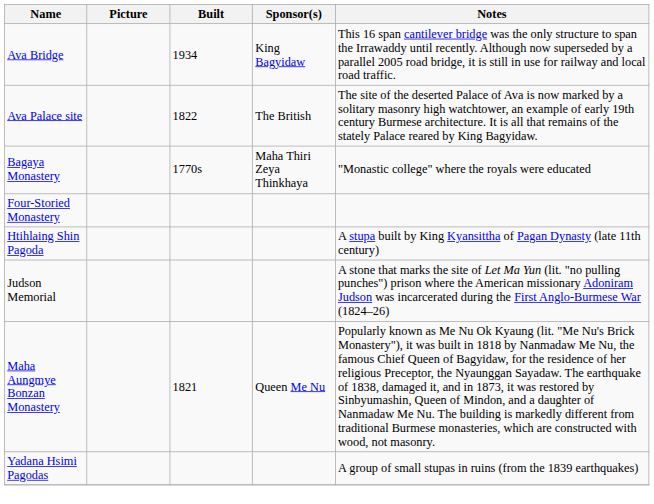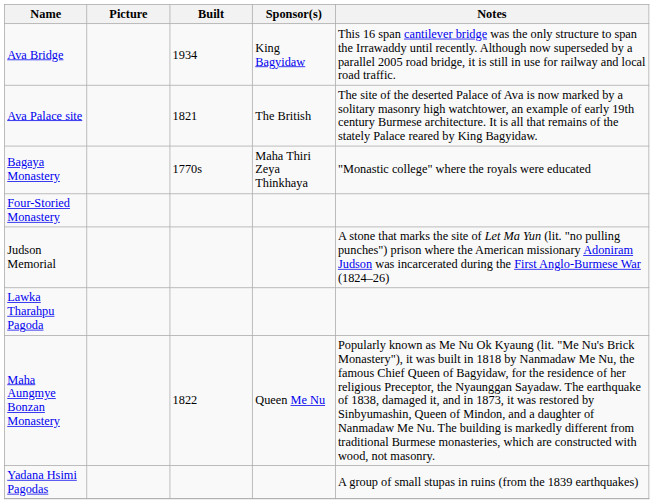(185, 115) 1822 -> (185, 115) 1821
- row: (43, 243)
+ row: (31, 311)
(185, 386) 1821 -> (185, 400) 1822
